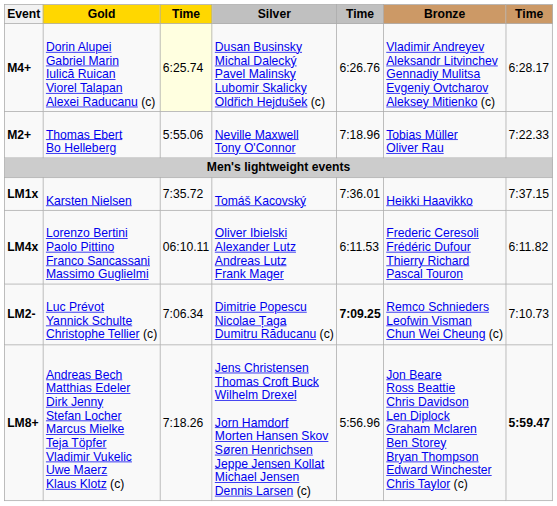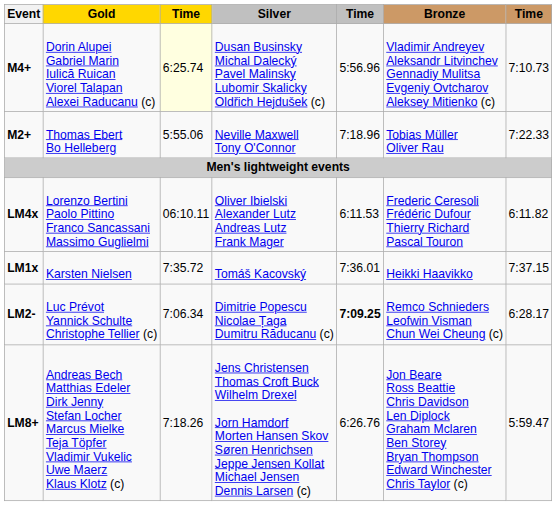(360, 67) 6:26.76 -> (360, 67) 5:56.96
(529, 67) 6:28.17 -> (529, 67) 7:10.73
rows swapped: (23, 193) <-> (23, 247)
(529, 314) 7:10.73 -> (529, 314) 6:28.17
(360, 422) 5:56.96 -> (360, 422) 6:26.76
(529, 422) bold -> (529, 422) normal
